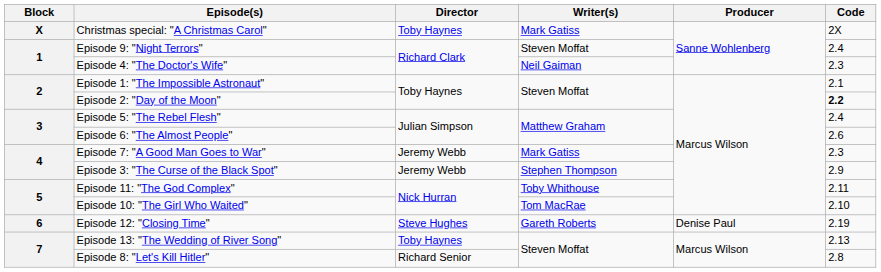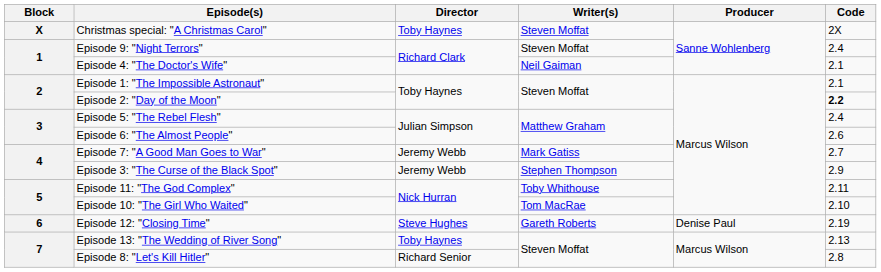(550, 30) Mark Gatiss -> (555, 30) Steven Moffat
(836, 65) 2.3 -> (836, 65) 2.1
(836, 153) 2.3 -> (836, 153) 2.7
